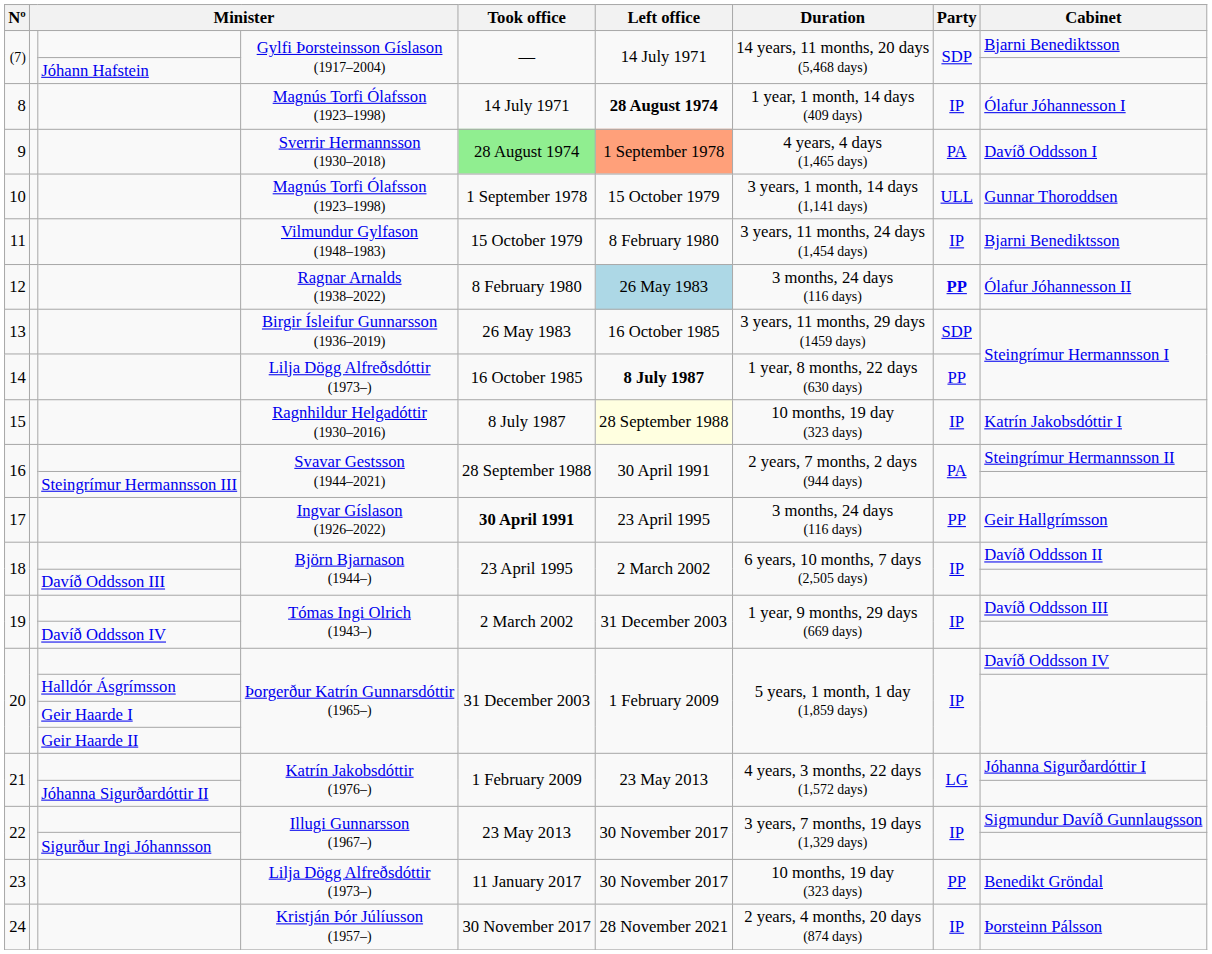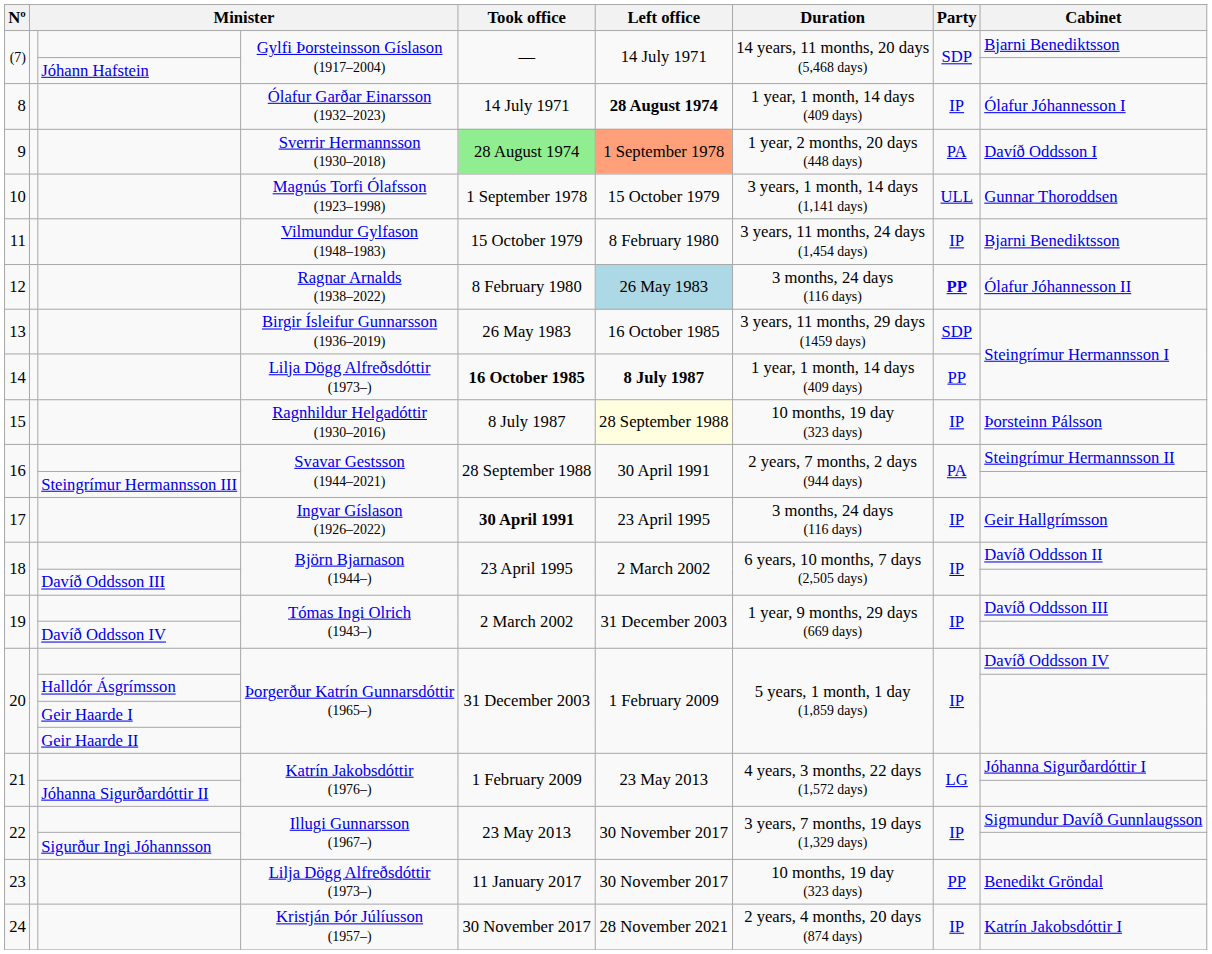(350, 106) Magnús Torfi Ólafsson (1923–1998) -> (350, 106) Ólafur Garðar Einarsson (1932–2023)
(833, 151) 4 years, 4 days (1,465 days) -> (833, 151) 1 year, 2 months, 20 days (448 days)
(527, 376) normal -> (527, 376) bold
(833, 376) 1 year, 8 months, 22 days (630 days) -> (833, 376) 1 year, 1 month, 14 days (409 days)
(1053, 421) Katrín Jakobsdóttir I -> (1043, 421) Þorsteinn Pálsson
(957, 519) PP -> (957, 519) IP
(1043, 926) Þorsteinn Pálsson -> (1053, 926) Katrín Jakobsdóttir I
